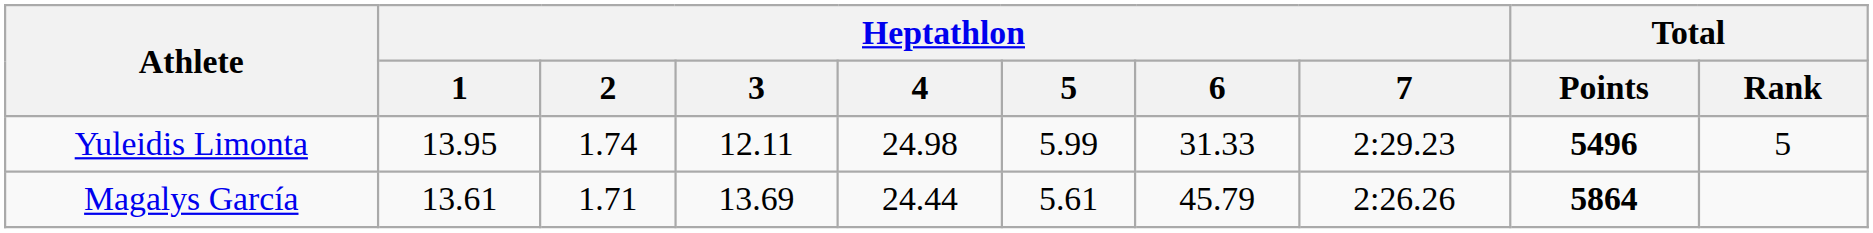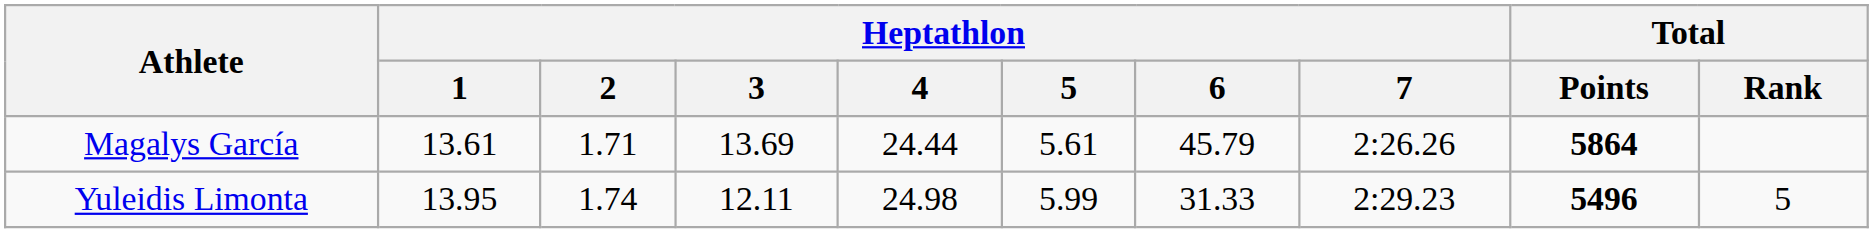rows swapped: (191, 199) <-> (191, 143)
